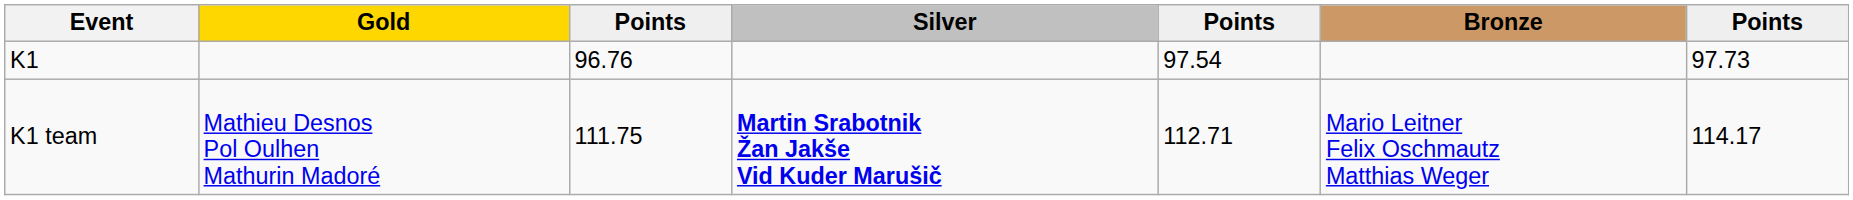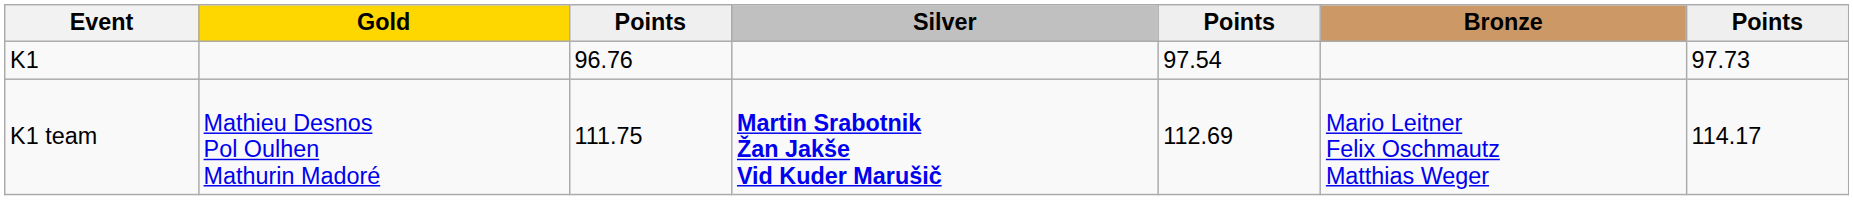(1198, 136) 112.71 -> (1198, 136) 112.69
